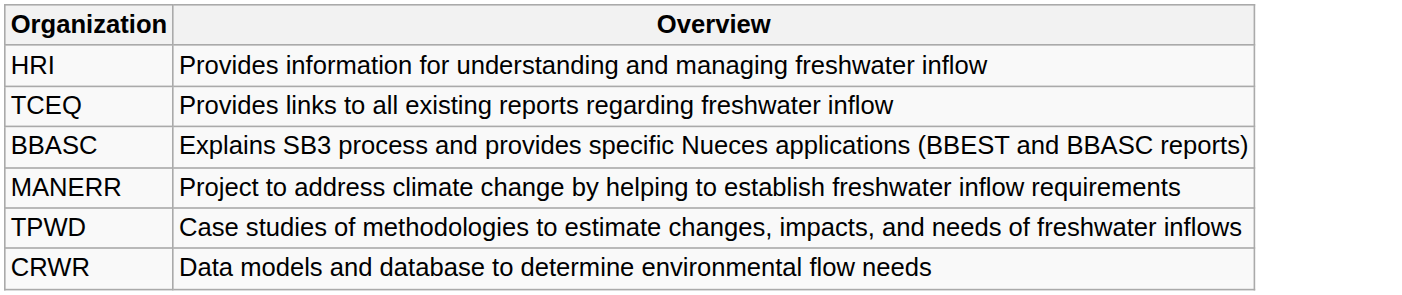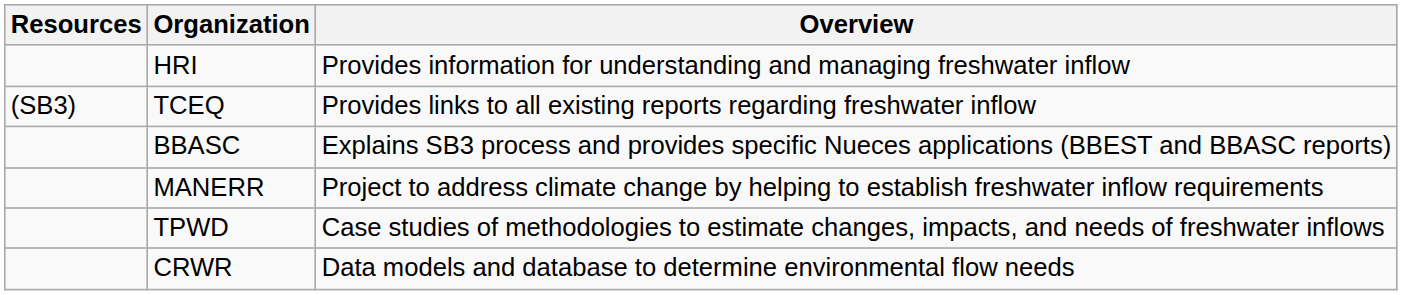+ column: (76, 24)
